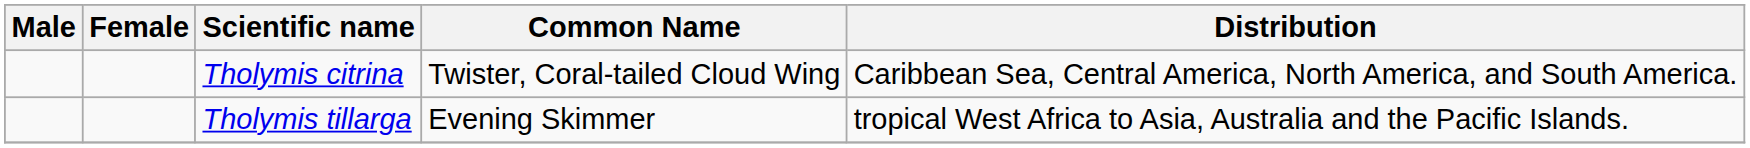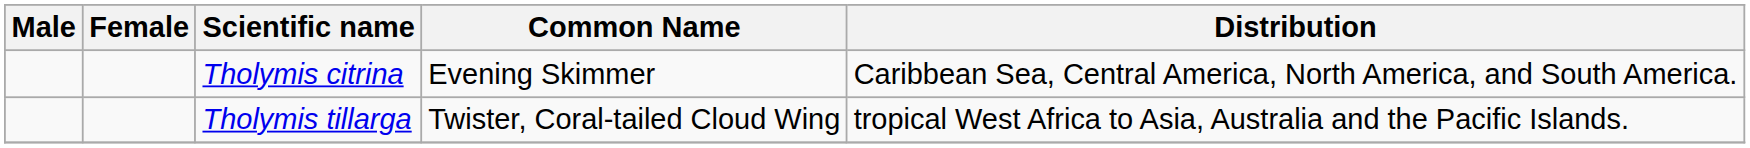(634, 73) Twister, Coral-tailed Cloud Wing -> (542, 73) Evening Skimmer
(542, 119) Evening Skimmer -> (634, 119) Twister, Coral-tailed Cloud Wing
